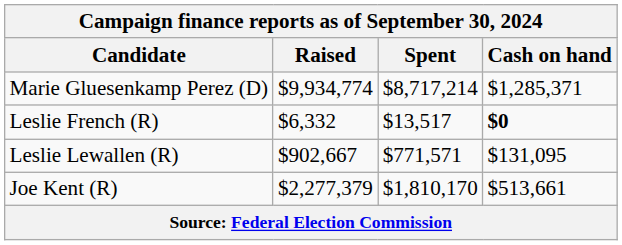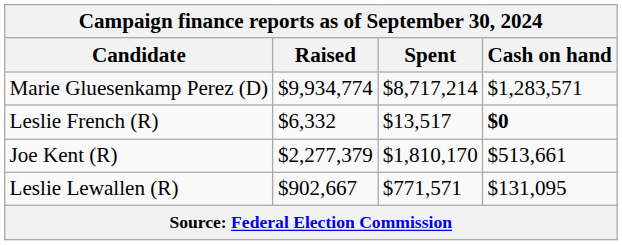(535, 88) $1,285,371 -> (535, 88) $1,283,571
rows swapped: (94, 155) <-> (63, 188)
